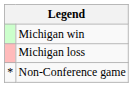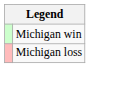- row: (72, 73)
